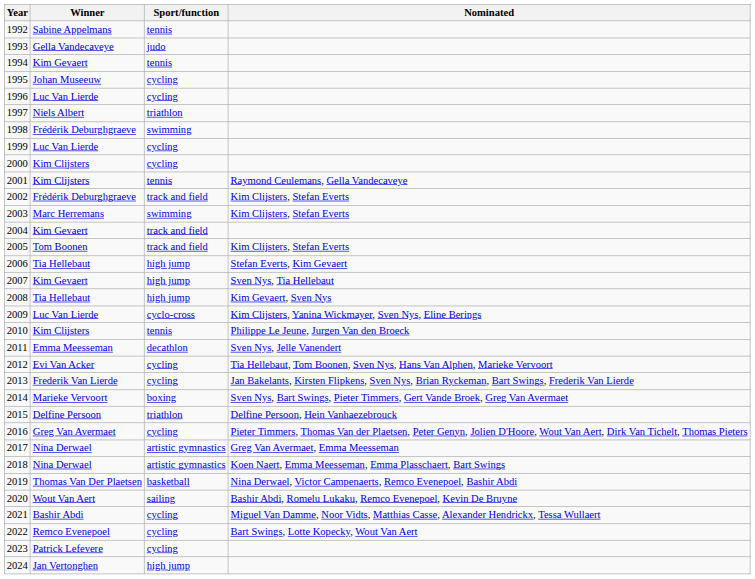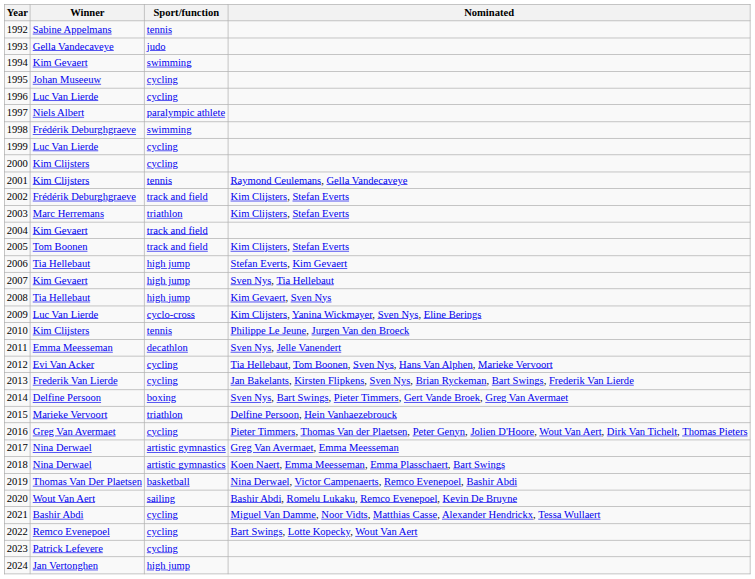(159, 63) tennis -> (169, 63) swimming
(165, 113) triathlon -> (186, 113) paralympic athlete
(169, 213) swimming -> (165, 213) triathlon
(70, 398) Marieke Vervoort -> (67, 398) Delfine Persoon
(67, 414) Delfine Persoon -> (70, 414) Marieke Vervoort
